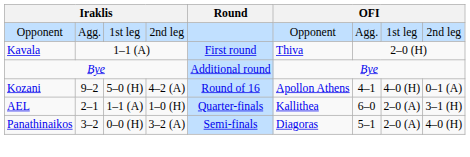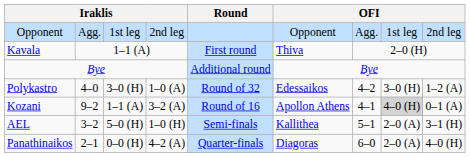+ row: (32, 87)
(125, 87) 5–0 (H) -> (125, 106) 1–1 (A)
(167, 87) 4–2 (A) -> (167, 106) 3–2 (A)
(402, 87) no background -> (402, 106) lightgrey background
(89, 106) 2–1 -> (89, 124) 3–2
(125, 106) 1–1 (A) -> (125, 124) 5–0 (H)
(231, 106) Quarter-finals -> (231, 124) Semi-finals
(367, 106) 6–0 -> (367, 124) 5–1
(89, 124) 3–2 -> (89, 143) 2–1
(167, 124) 3–2 (A) -> (167, 143) 4–2 (A)
(231, 124) Semi-finals -> (231, 143) Quarter-finals
(367, 124) 5–1 -> (367, 143) 6–0
